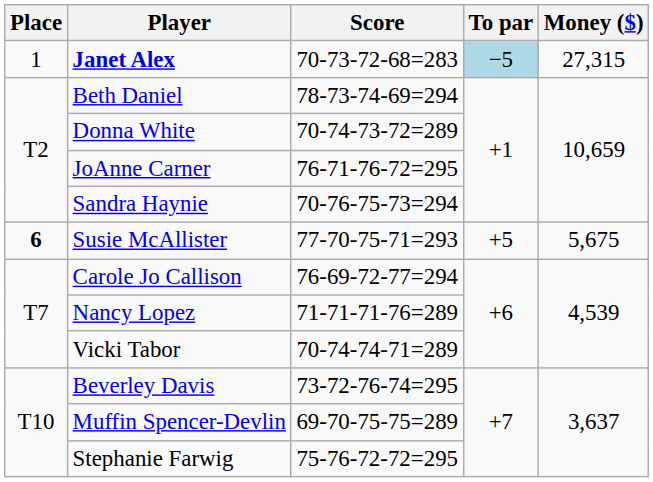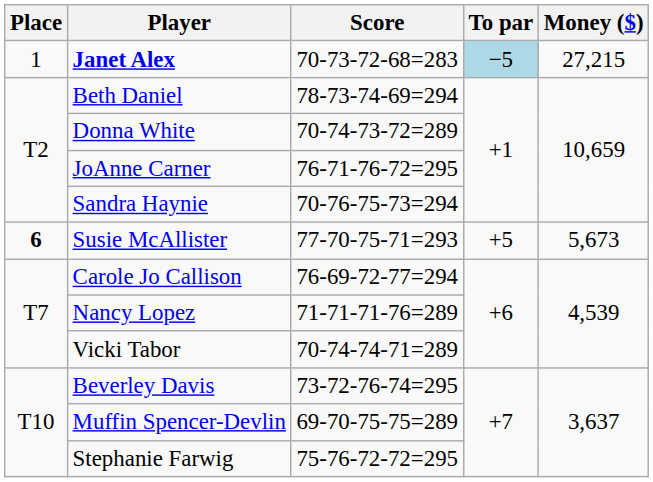(594, 58) 27,315 -> (594, 58) 27,215
(594, 240) 5,675 -> (594, 240) 5,673
